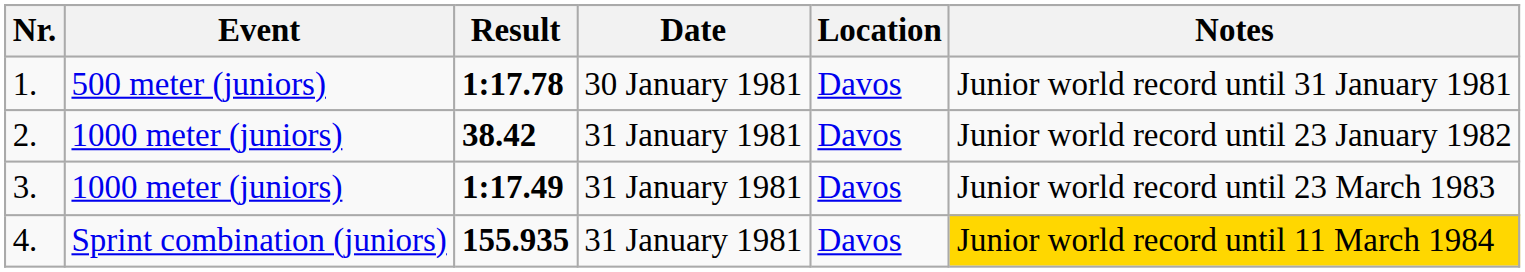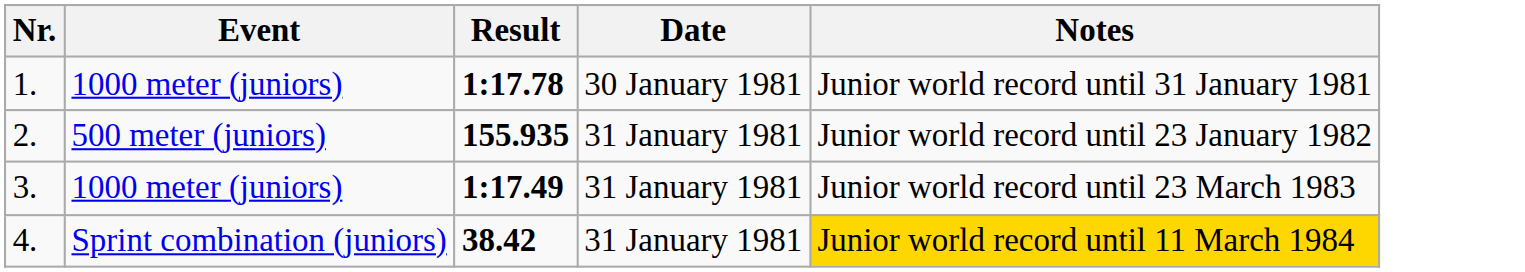- column: (880, 30)
(199, 82) 500 meter (juniors) -> (207, 82) 1000 meter (juniors)
(207, 135) 1000 meter (juniors) -> (199, 135) 500 meter (juniors)
(499, 135) 38.42 -> (516, 135) 155.935
(516, 239) 155.935 -> (499, 239) 38.42
